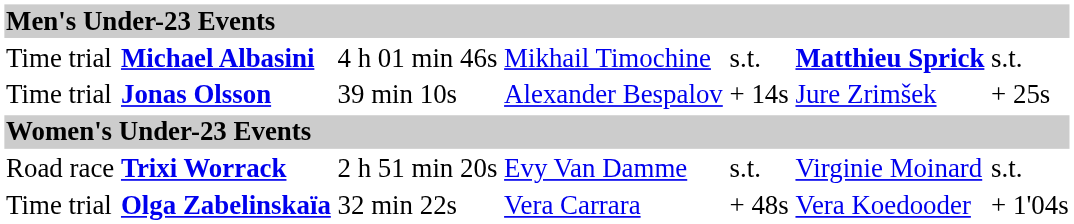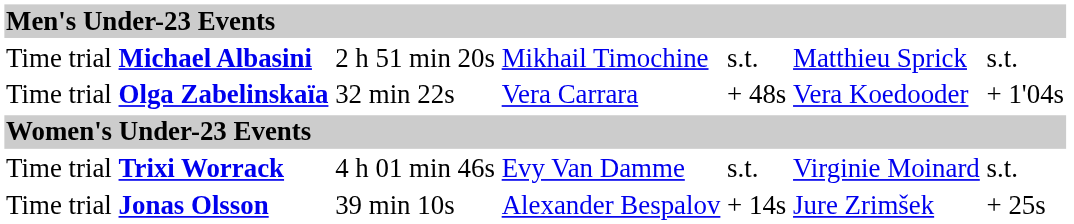(417, 57) 4 h 01 min 46s -> (415, 57) 2 h 51 min 20s
(890, 57) bold -> (880, 57) normal
rows swapped: (196, 94) <-> (226, 205)
(60, 168) Road race -> (59, 168) Time trial
(417, 168) 2 h 51 min 20s -> (415, 168) 4 h 01 min 46s
